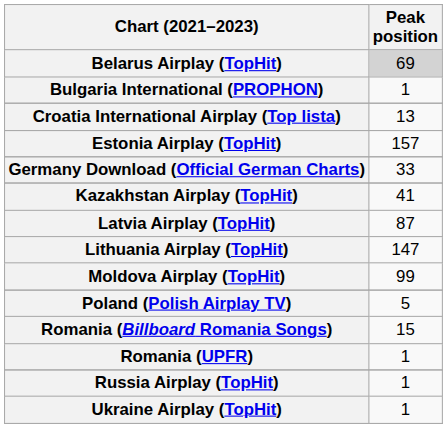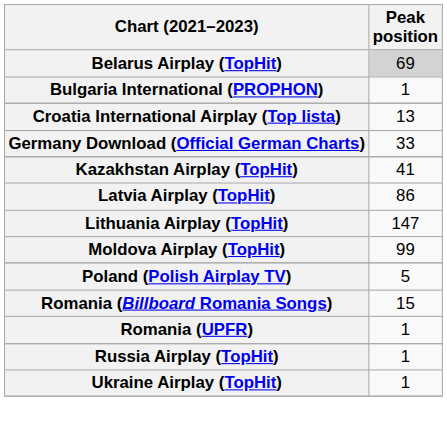- row: (187, 143)
(405, 223) 87 -> (405, 196) 86
